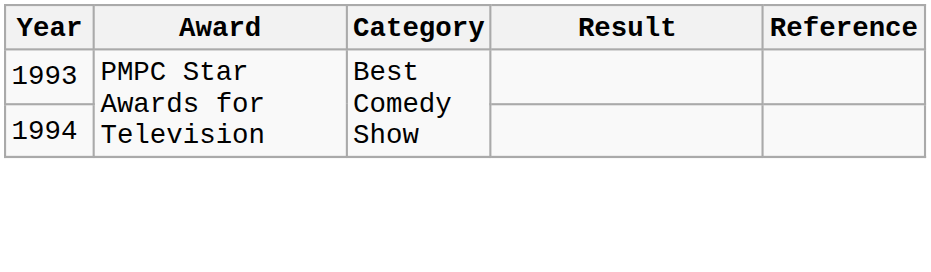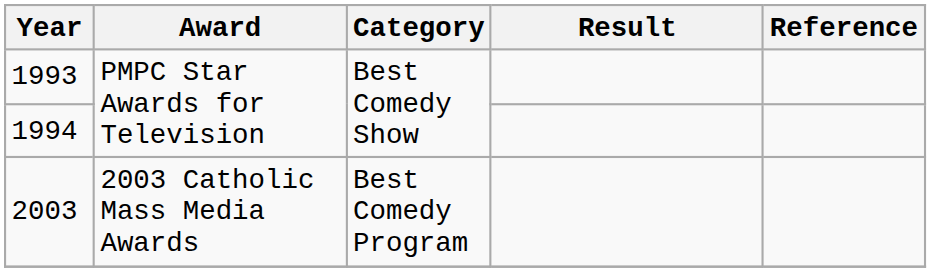+ row: (45, 212)
